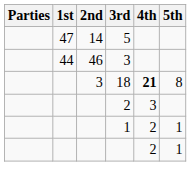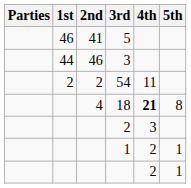(67, 37) 47 -> (67, 37) 46
(96, 37) 14 -> (96, 37) 41
+ row: (123, 82)
(99, 82) 3 -> (99, 104) 4
